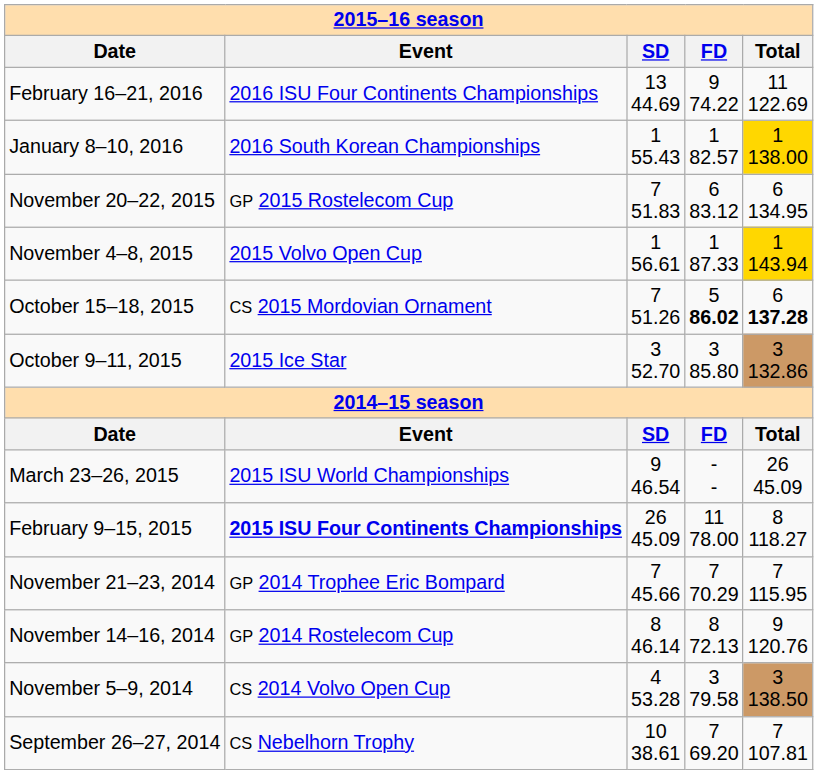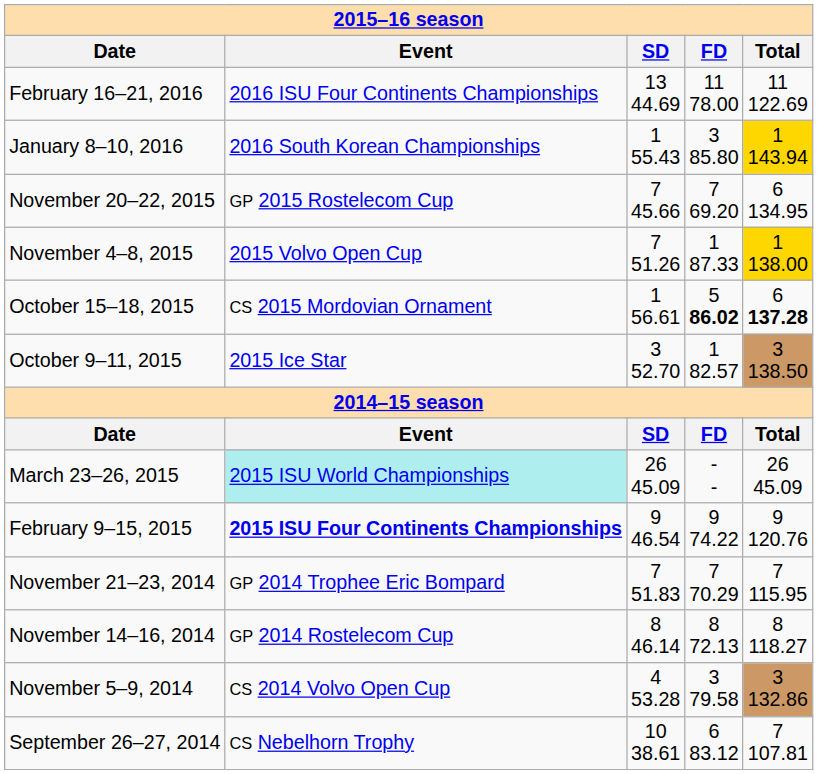(714, 93) 9 74.22 -> (714, 93) 11 78.00
(714, 146) 1 82.57 -> (714, 146) 3 85.80
(778, 146) 1 138.00 -> (778, 146) 1 143.94
(656, 200) 7 51.83 -> (656, 200) 7 45.66
(714, 200) 6 83.12 -> (714, 200) 7 69.20
(656, 253) 1 56.61 -> (656, 253) 7 51.26
(778, 253) 1 143.94 -> (778, 253) 1 138.00
(656, 307) 7 51.26 -> (656, 307) 1 56.61
(714, 360) 3 85.80 -> (714, 360) 1 82.57
(778, 360) 3 132.86 -> (778, 360) 3 138.50
(369, 476) no background -> (369, 476) paleturquoise background
(656, 476) 9 46.54 -> (656, 476) 26 45.09
(656, 529) 26 45.09 -> (656, 529) 9 46.54
(714, 529) 11 78.00 -> (714, 529) 9 74.22
(778, 529) 8 118.27 -> (778, 529) 9 120.76
(656, 582) 7 45.66 -> (656, 582) 7 51.83
(778, 636) 9 120.76 -> (778, 636) 8 118.27
(778, 689) 3 138.50 -> (778, 689) 3 132.86
(714, 742) 7 69.20 -> (714, 742) 6 83.12
